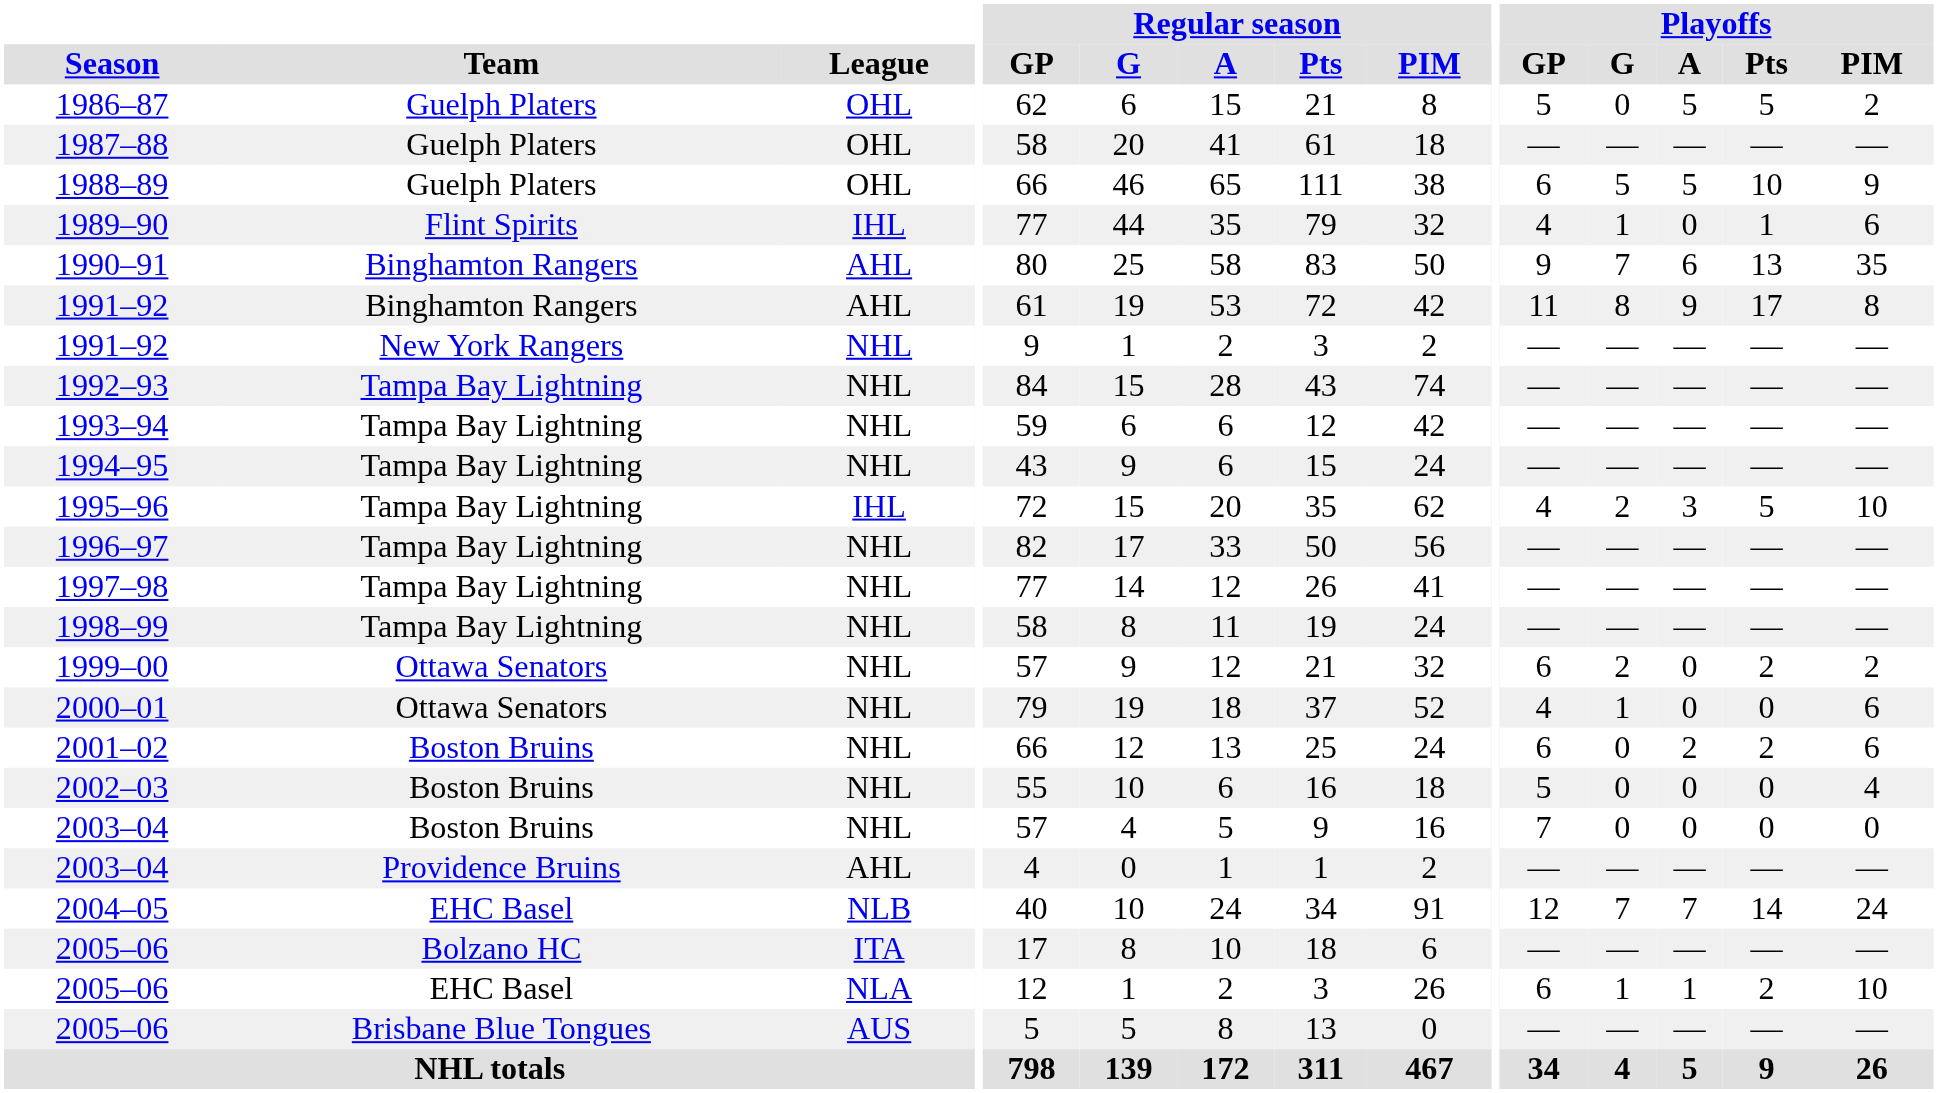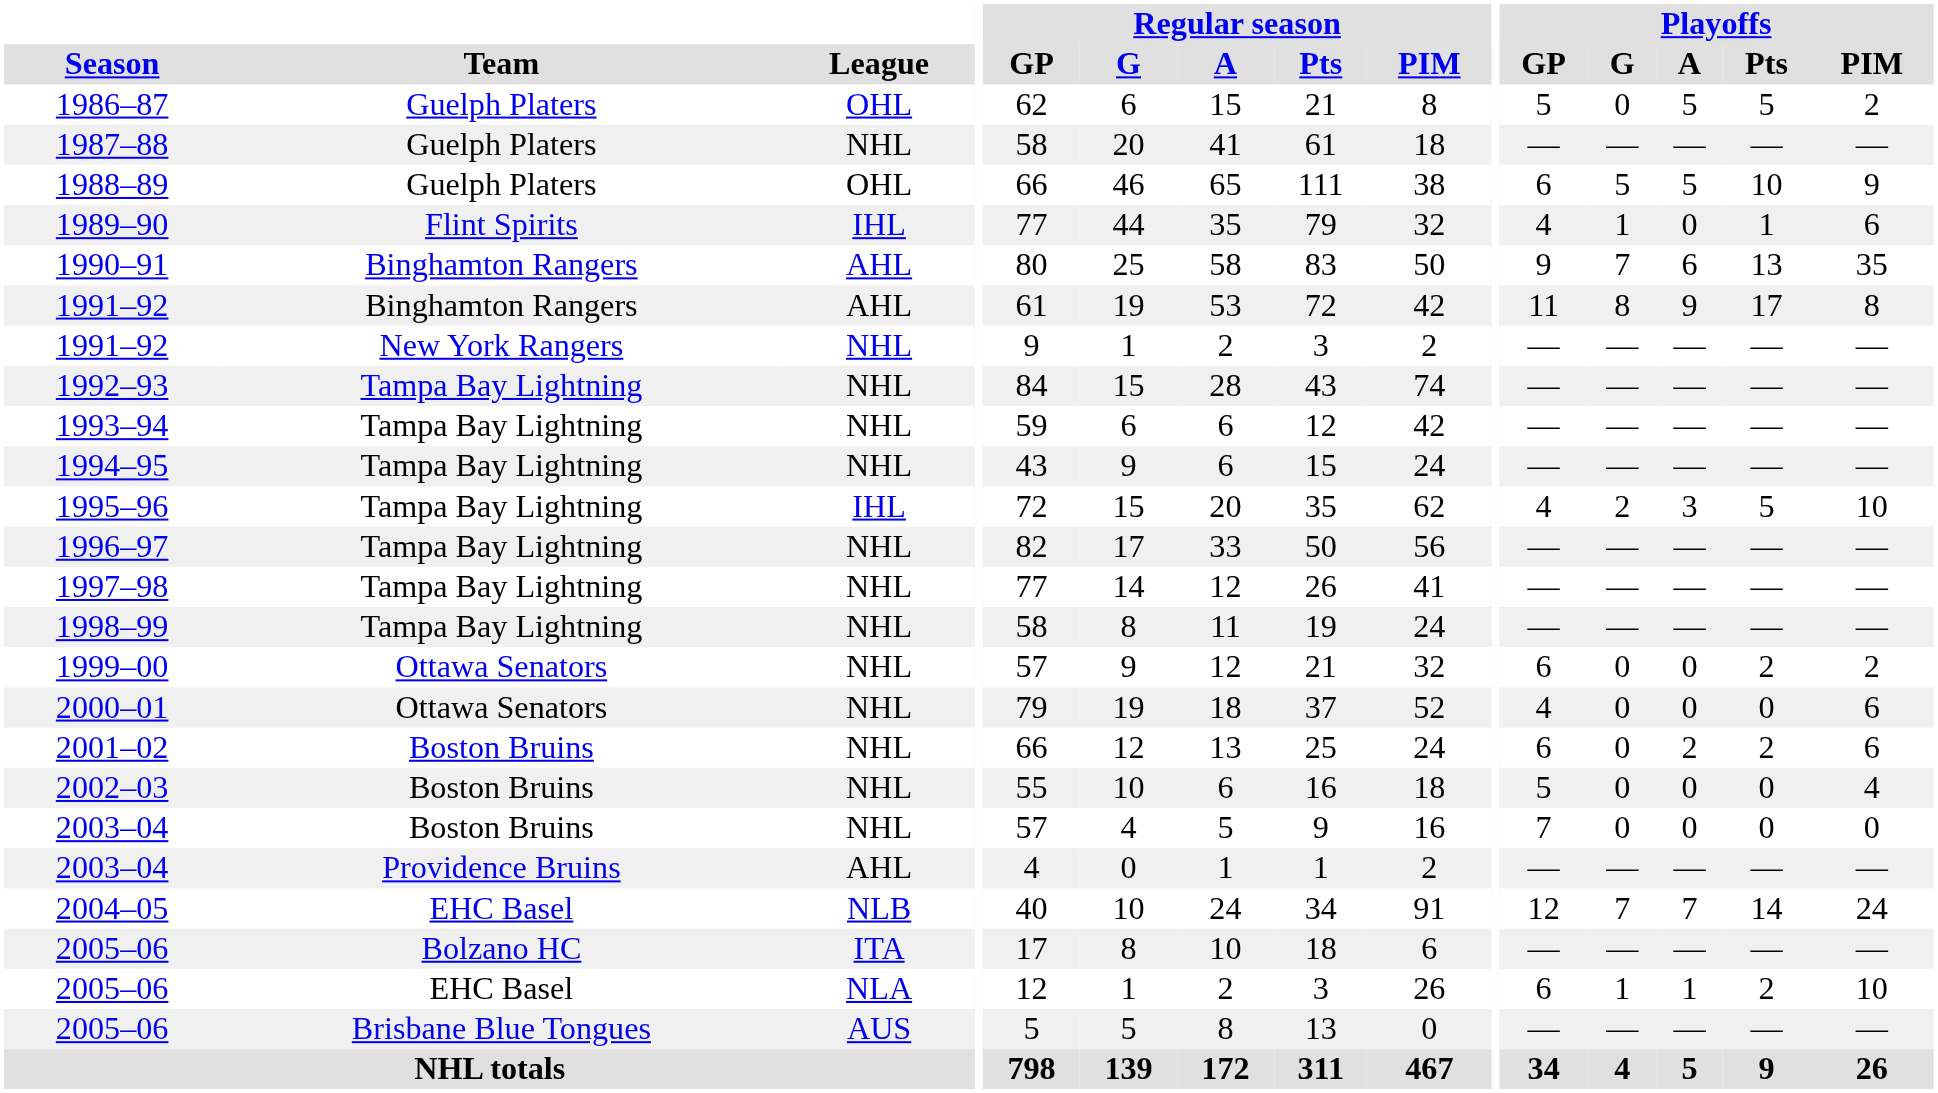(879, 144) OHL -> (879, 144) NHL
(1622, 666) 2 -> (1622, 666) 0
(1622, 706) 1 -> (1622, 706) 0
